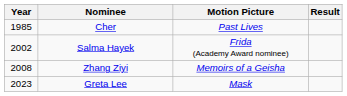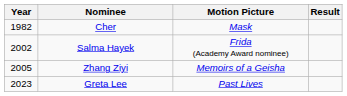(21, 27) 1985 -> (21, 27) 1982
(241, 27) Past Lives -> (241, 27) Mask
(21, 68) 2008 -> (21, 68) 2005
(241, 83) Mask -> (241, 83) Past Lives
